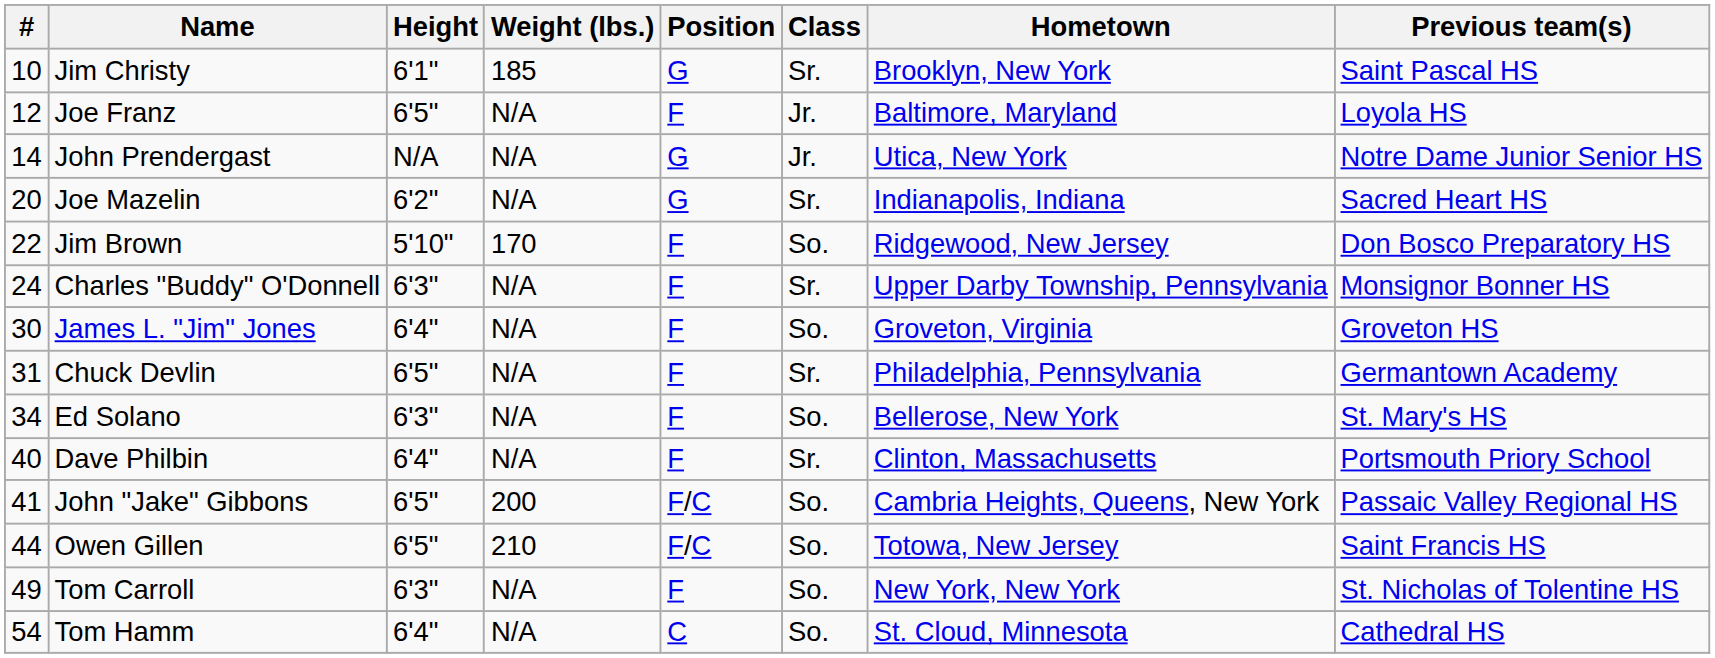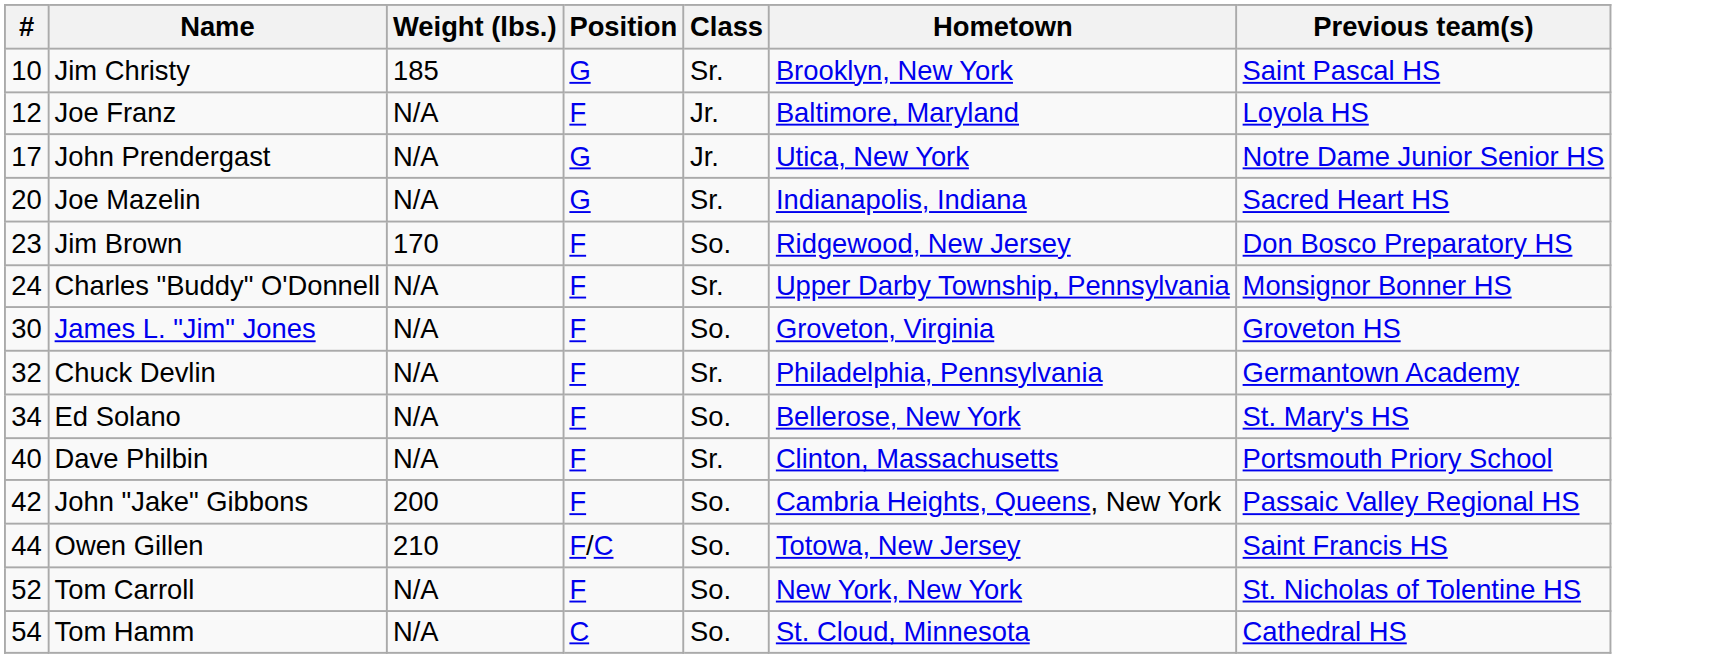- column: (436, 27)
(27, 157) 14 -> (27, 157) 17
(27, 243) 22 -> (27, 243) 23
(27, 373) 31 -> (27, 373) 32
(27, 502) 41 -> (27, 502) 42
(689, 502) F/C -> (578, 502) F
(27, 589) 49 -> (27, 589) 52
